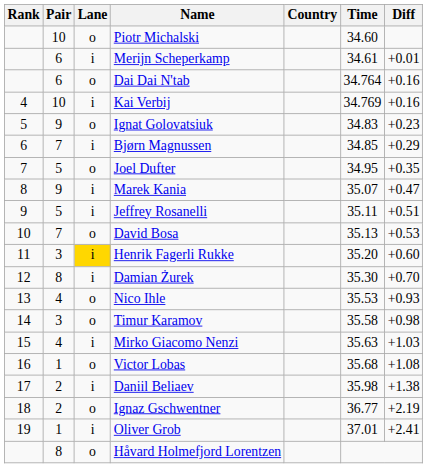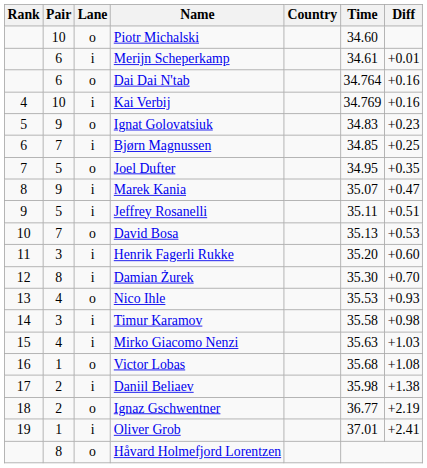(404, 146) +0.29 -> (404, 146) +0.25
(93, 255) gold background -> (93, 255) no background
(93, 320) o -> (93, 320) i
